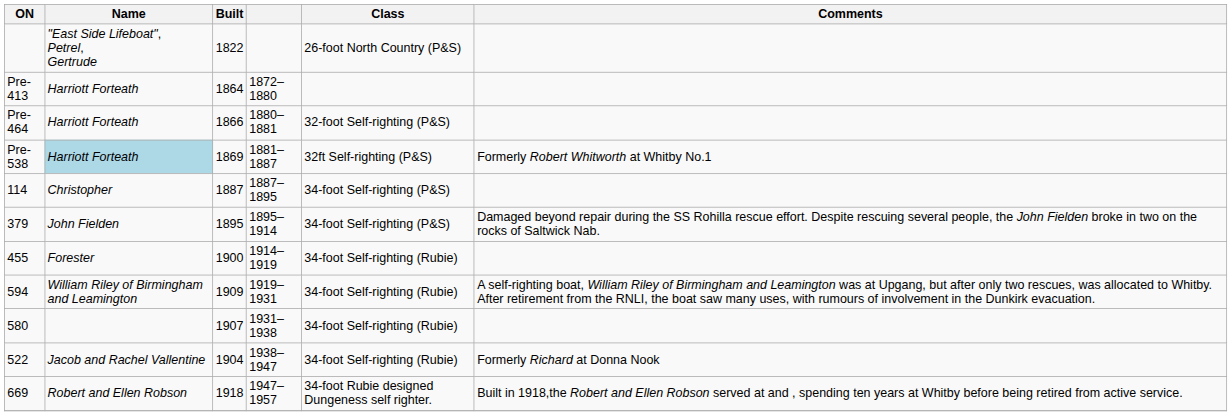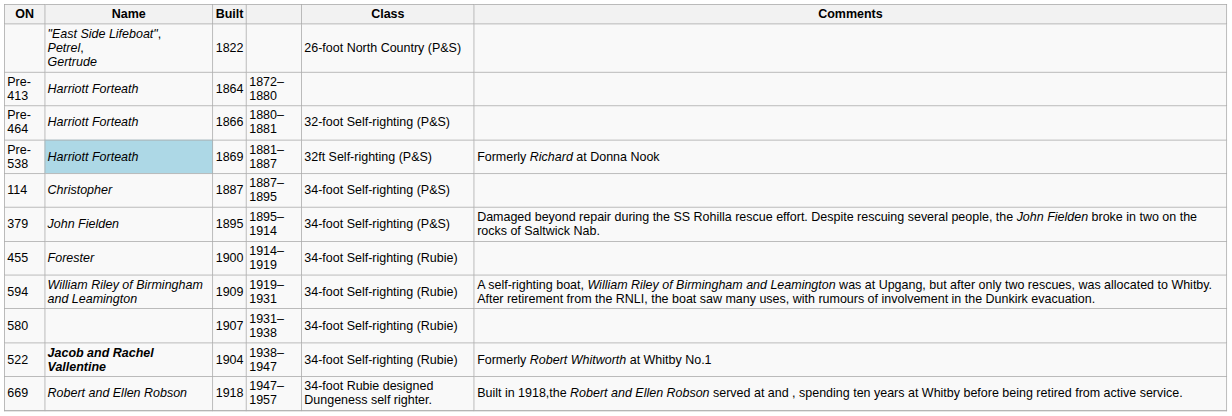(594, 156) Formerly Robert Whitworth at Whitby No.1 -> (568, 156) Formerly Richard at Donna Nook
(126, 359) normal -> (101, 359) bold
(568, 359) Formerly Richard at Donna Nook -> (594, 359) Formerly Robert Whitworth at Whitby No.1
